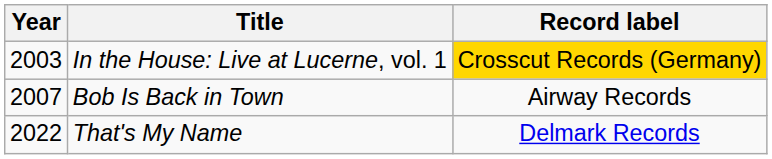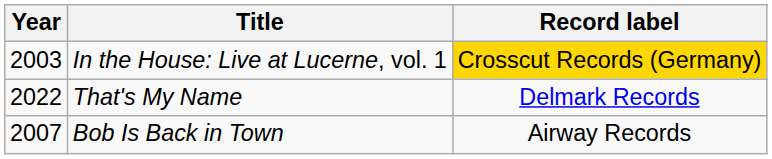rows swapped: (178, 97) <-> (158, 134)
